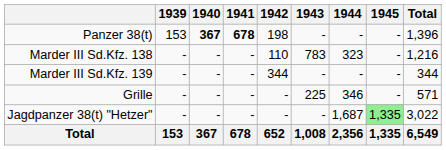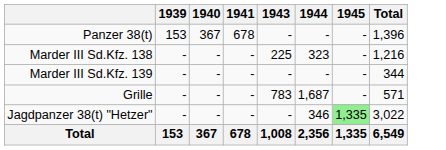- column: (274, 14)
(210, 34) bold -> (210, 34) normal
(244, 34) bold -> (244, 34) normal
(315, 54) 783 -> (281, 54) 225
(315, 94) 225 -> (281, 94) 783
(353, 94) 346 -> (314, 94) 1,687
(347, 114) 1,687 -> (319, 114) 346
